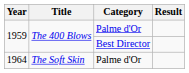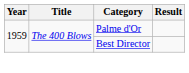- row: (17, 60)
